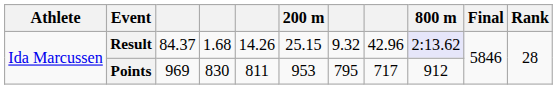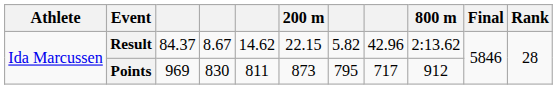(217, 44) 1.68 -> (217, 44) 8.67
(257, 44) 14.26 -> (257, 44) 14.62
(304, 44) 25.15 -> (304, 44) 22.15
(346, 44) 9.32 -> (346, 44) 5.82
(436, 44) lavender background -> (436, 44) no background
(303, 71) 953 -> (303, 71) 873
